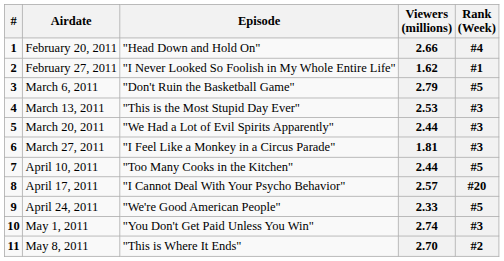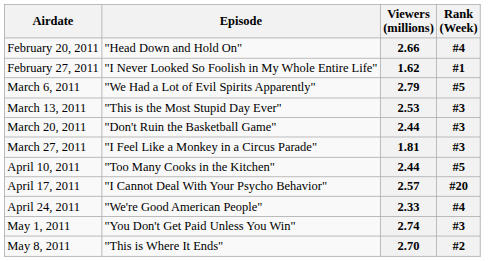- column: (14, 21)
(209, 87) "Don't Ruin the Basketball Game" -> (210, 87) "We Had a Lot of Evil Spirits Apparently"
(228, 127) "We Had a Lot of Evil Spirits Apparently" -> (190, 127) "Don't Ruin the Basketball Game"
(477, 206) #5 -> (459, 206) #4
